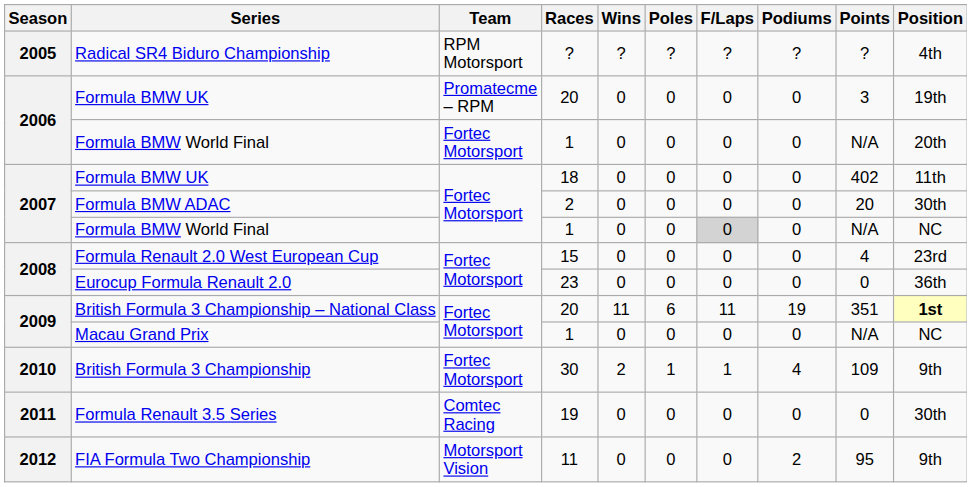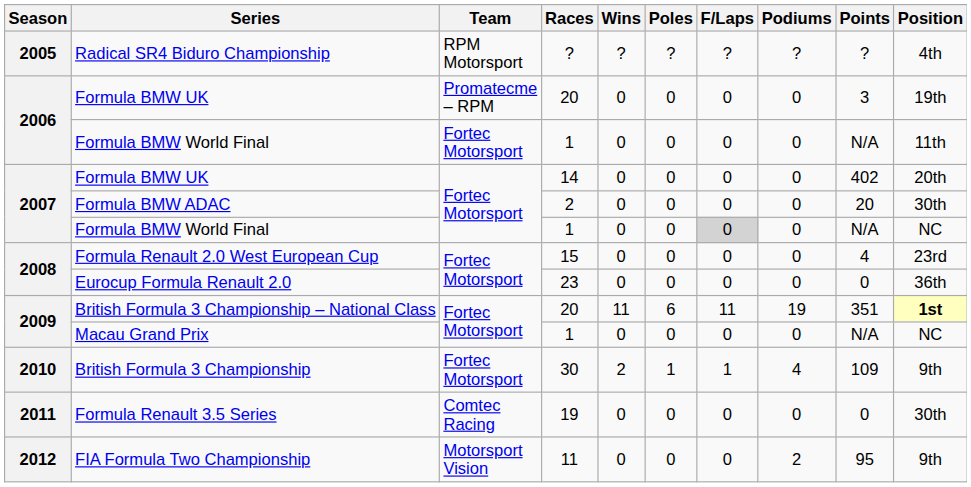(930, 143) 20th -> (930, 143) 11th
(569, 178) 18 -> (569, 178) 14
(930, 178) 11th -> (930, 178) 20th
